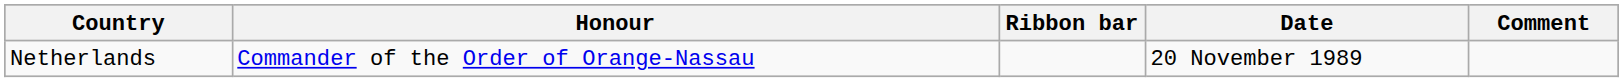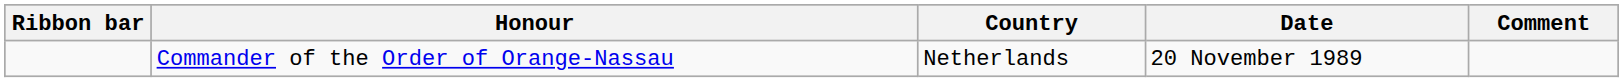columns swapped: (1072, 23) <-> (118, 23)
